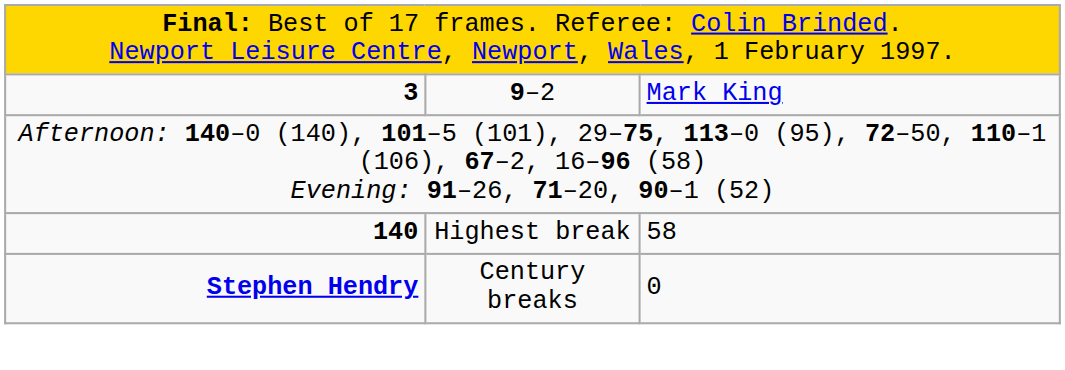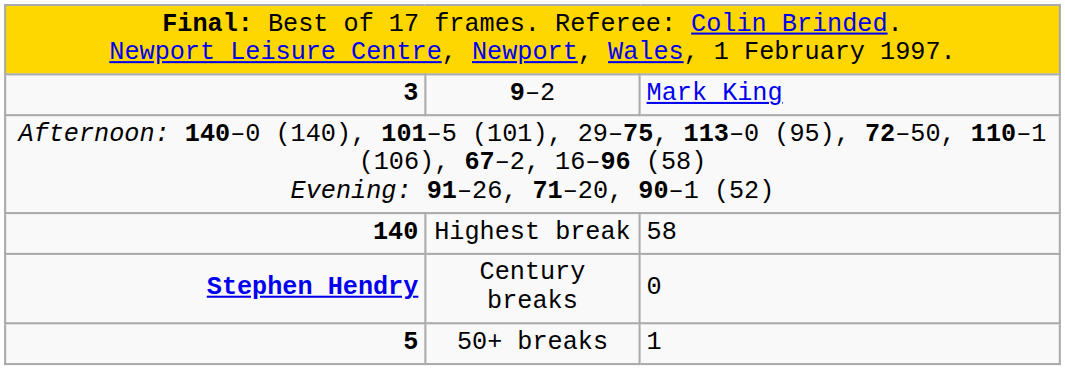+ row: (532, 343)
